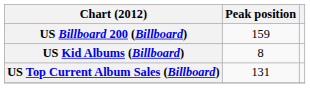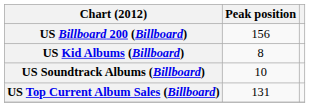(261, 33) 159 -> (261, 33) 156
+ row: (113, 72)
